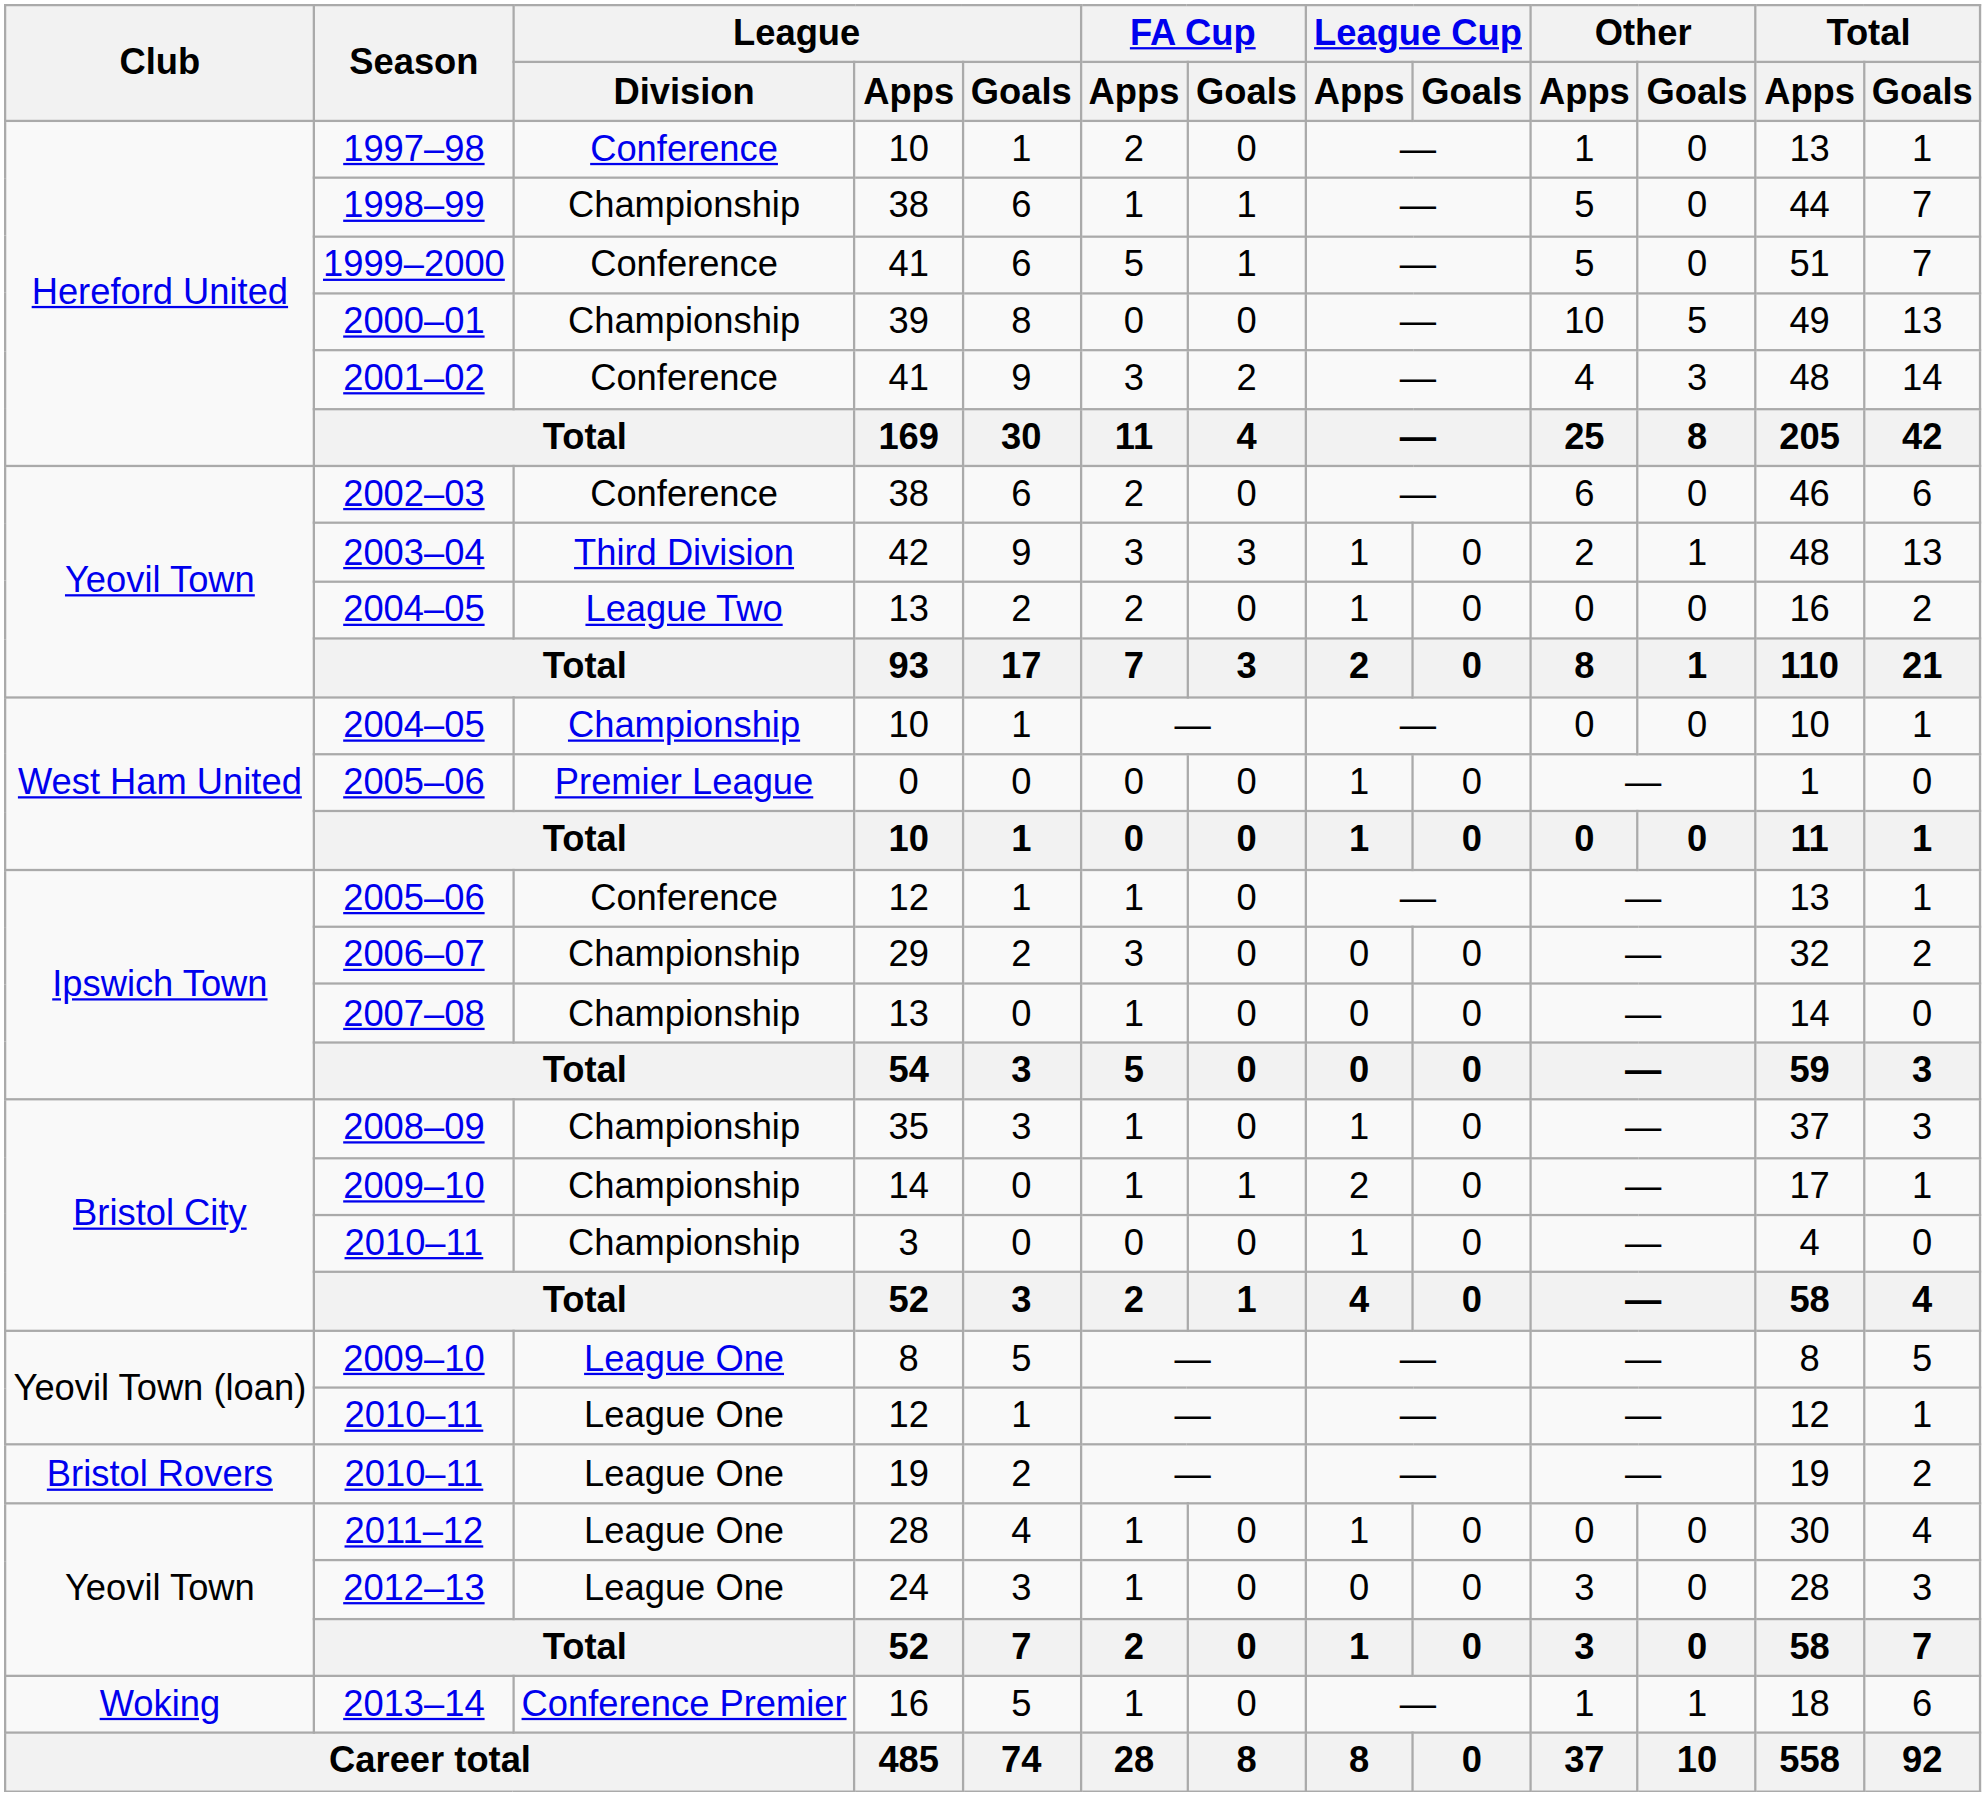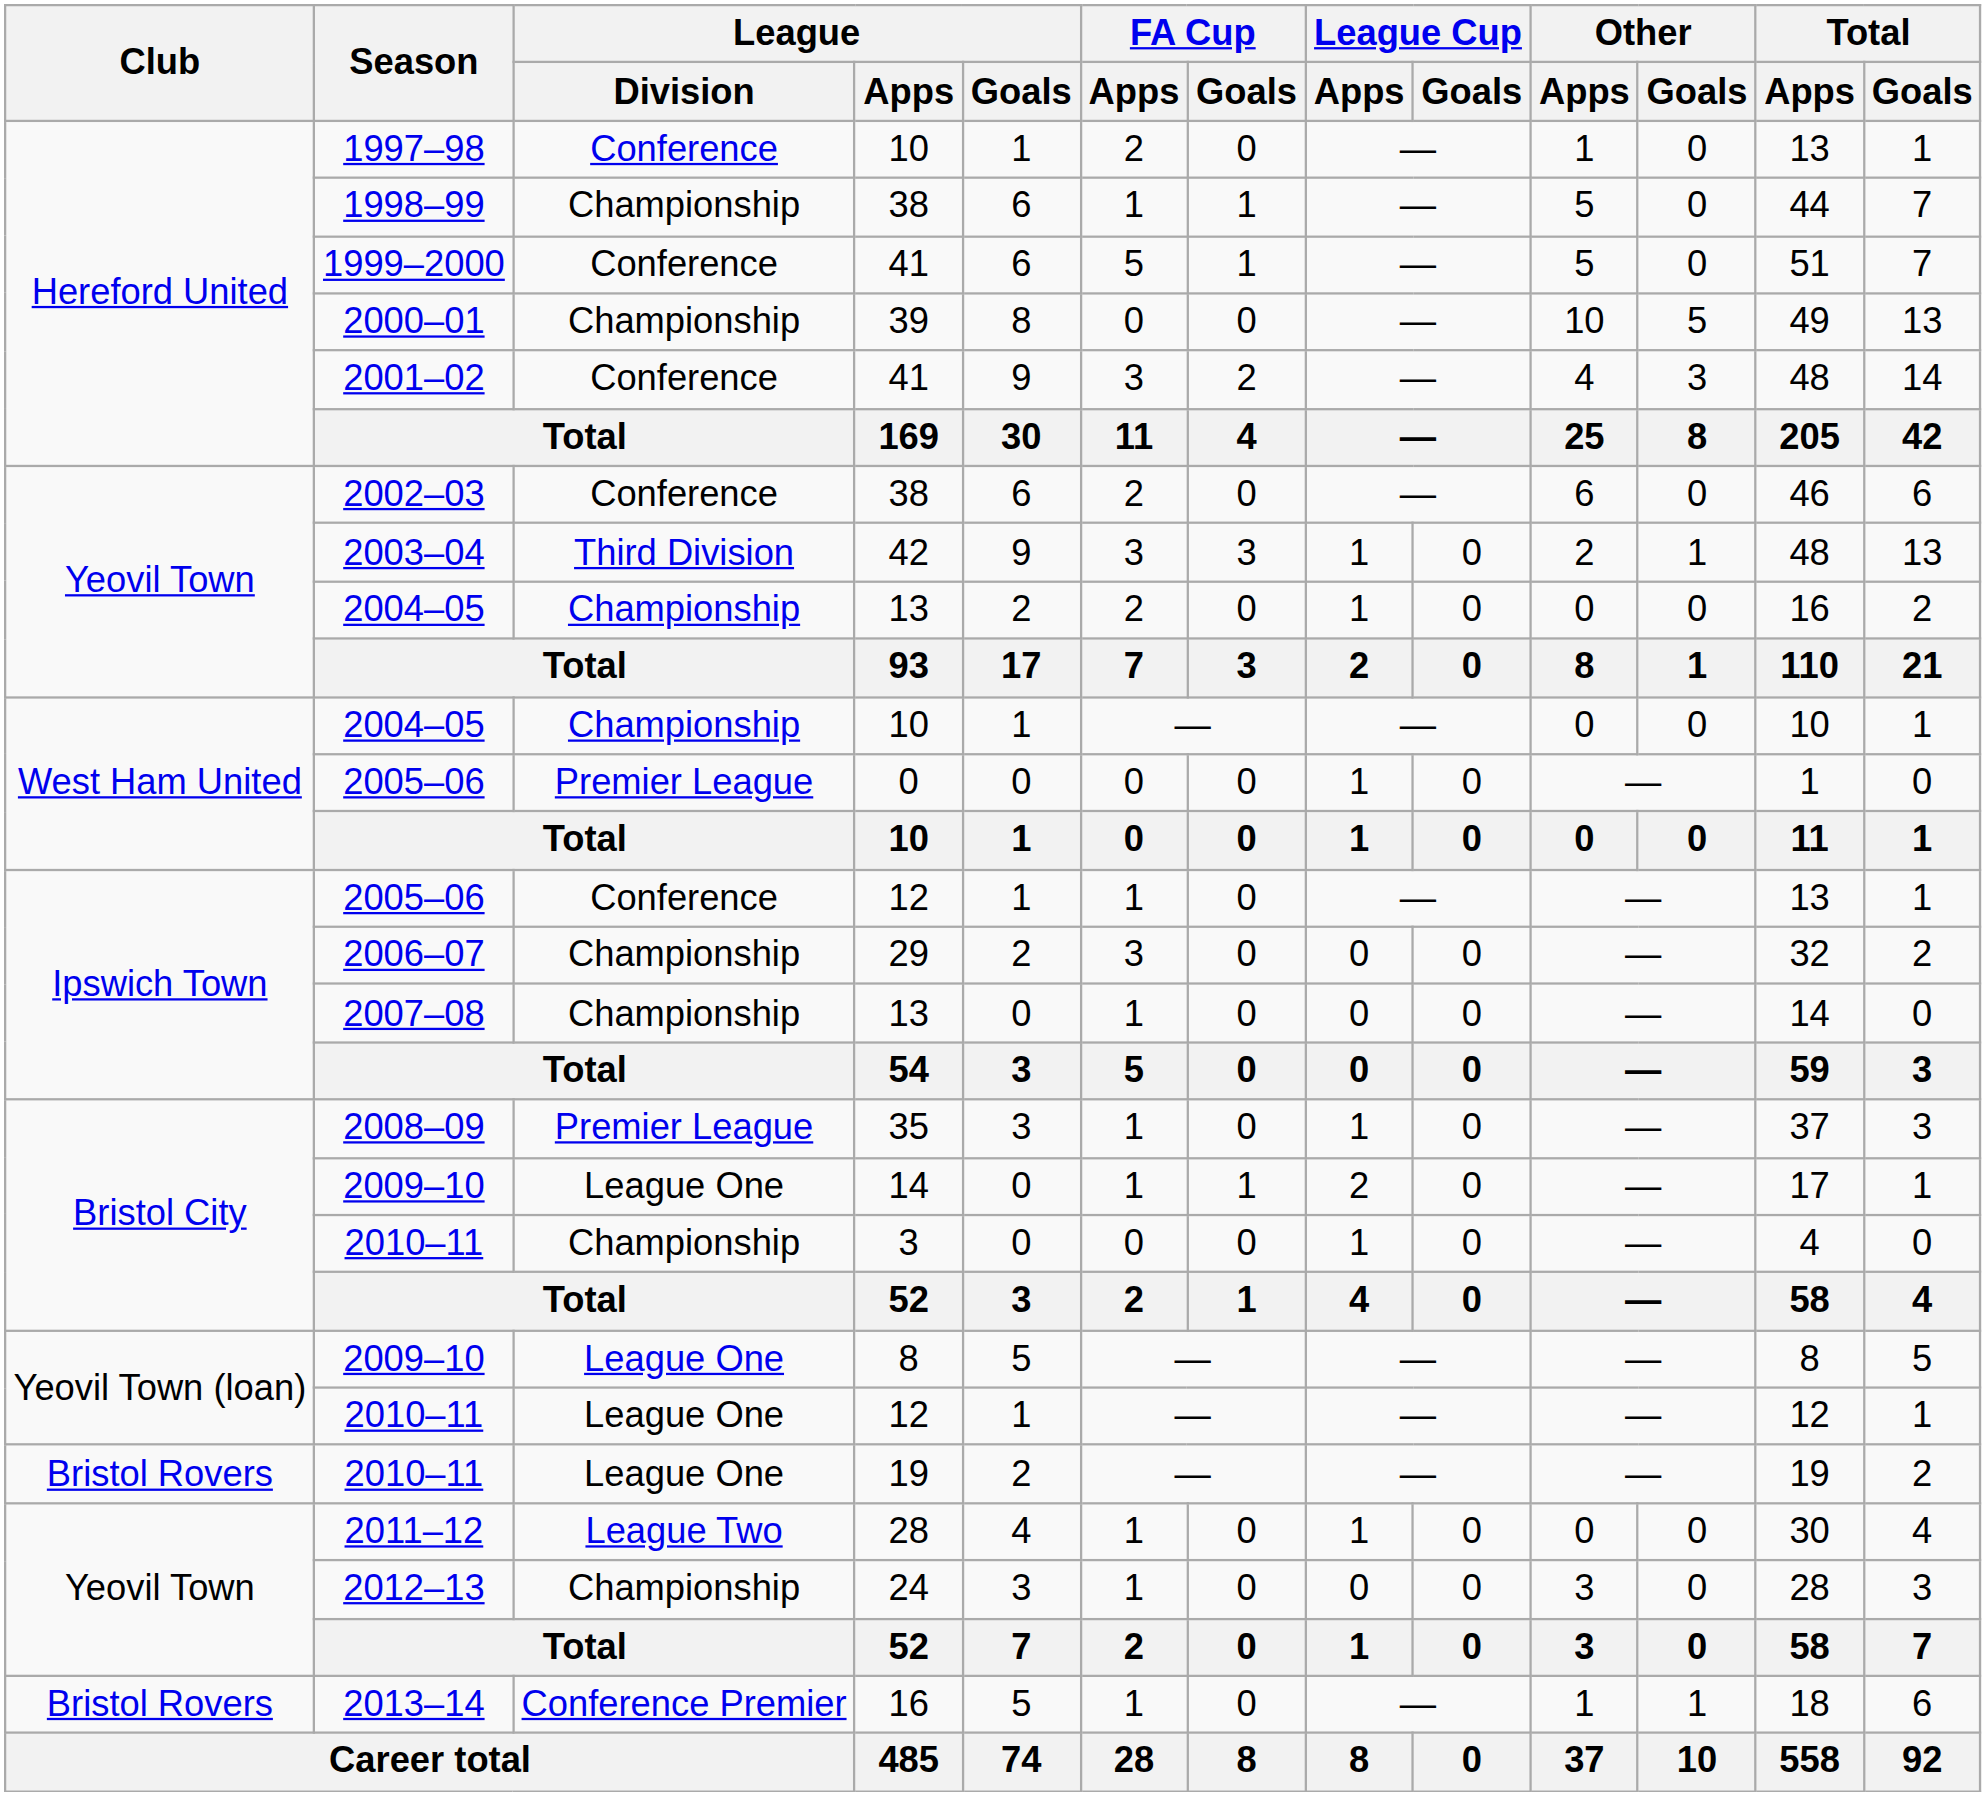(684, 609) League Two -> (684, 609) Championship
(684, 1127) Championship -> (684, 1127) Premier League
(684, 1185) Championship -> (684, 1185) League One
(684, 1530) League One -> (684, 1530) League Two
(684, 1588) League One -> (684, 1588) Championship
(160, 1703) Woking -> (160, 1703) Bristol Rovers
